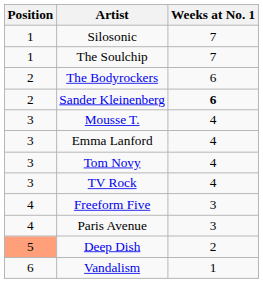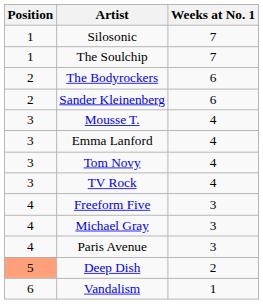(213, 99) bold -> (213, 99) normal
+ row: (112, 225)
